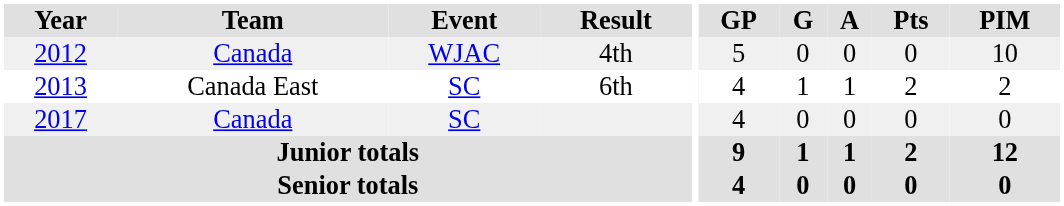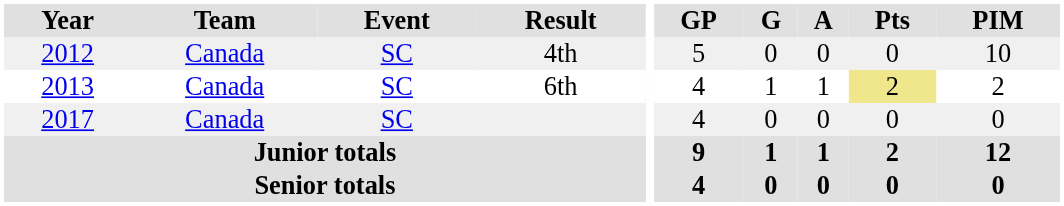(464, 53) WJAC -> (397, 53) SC
(253, 86) Canada East -> (225, 86) Canada
(911, 86) no background -> (892, 86) khaki background
